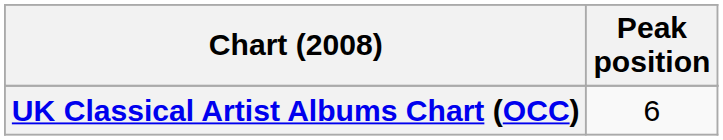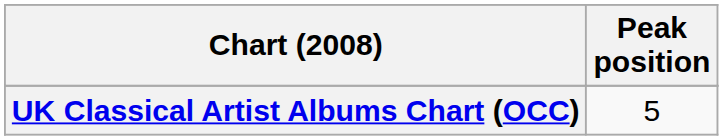(652, 109) 6 -> (652, 109) 5
